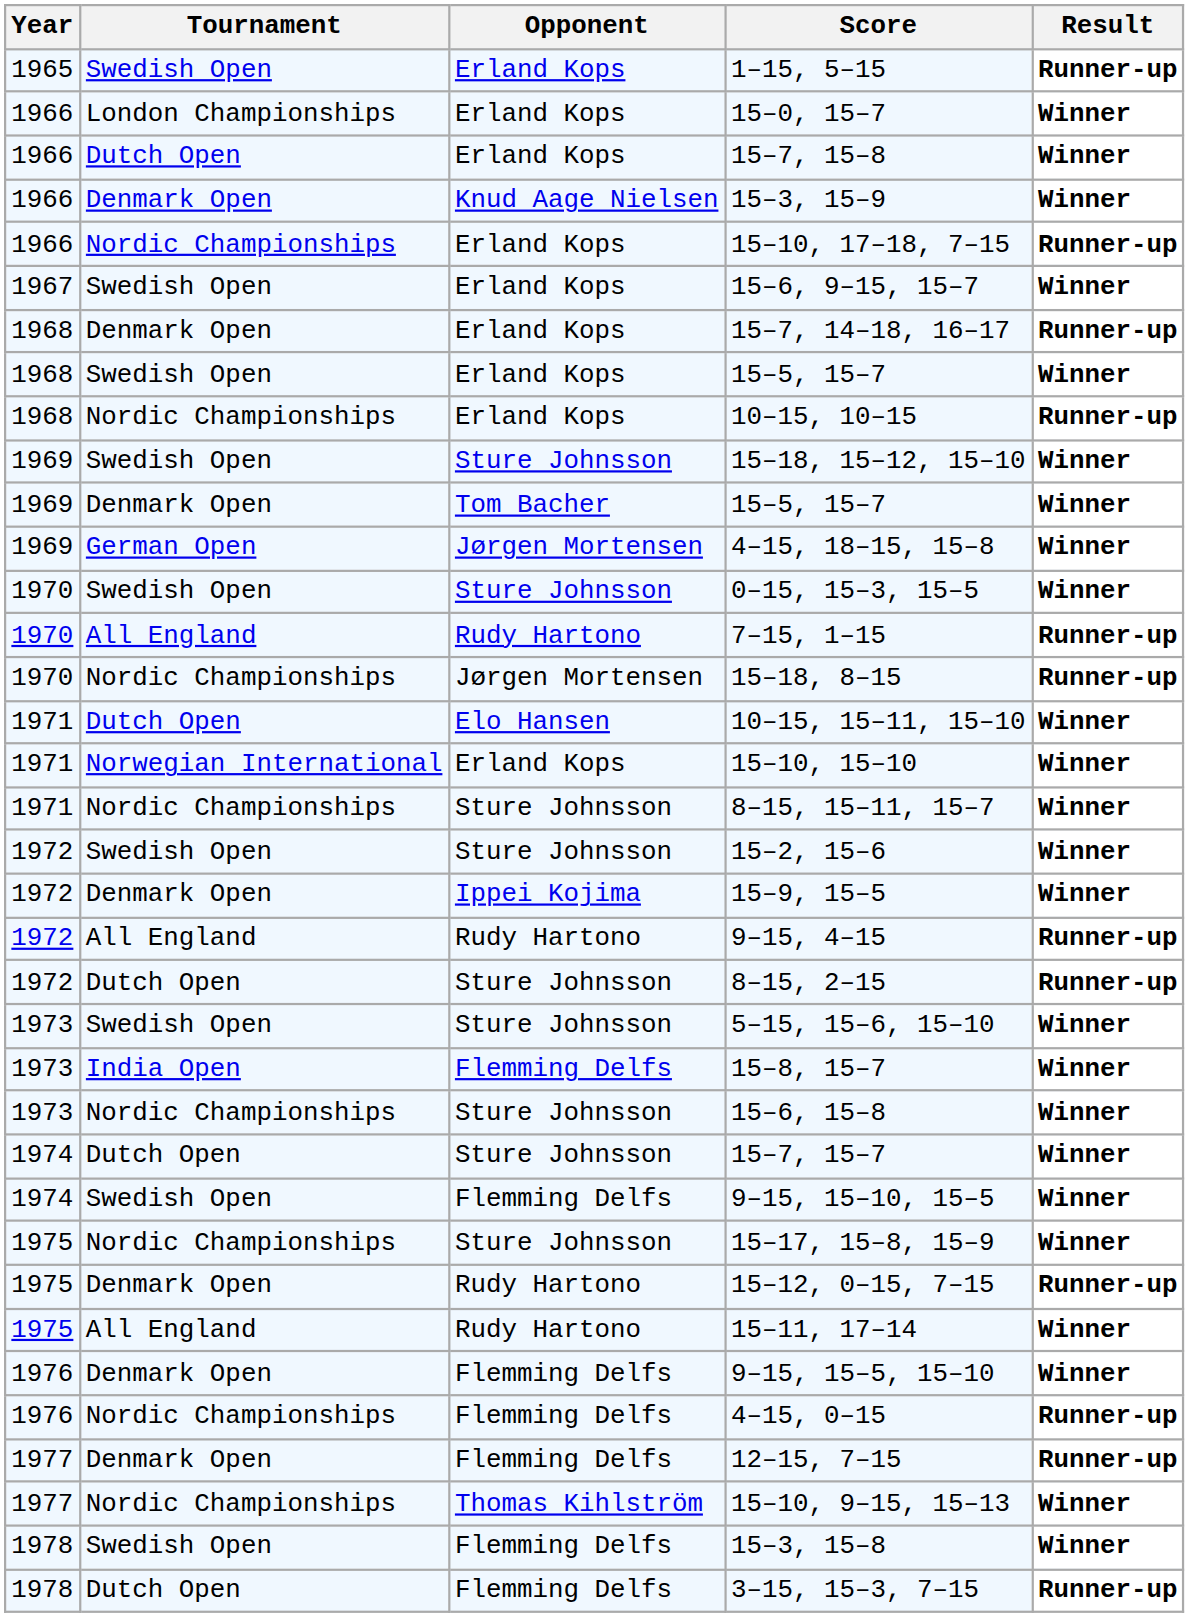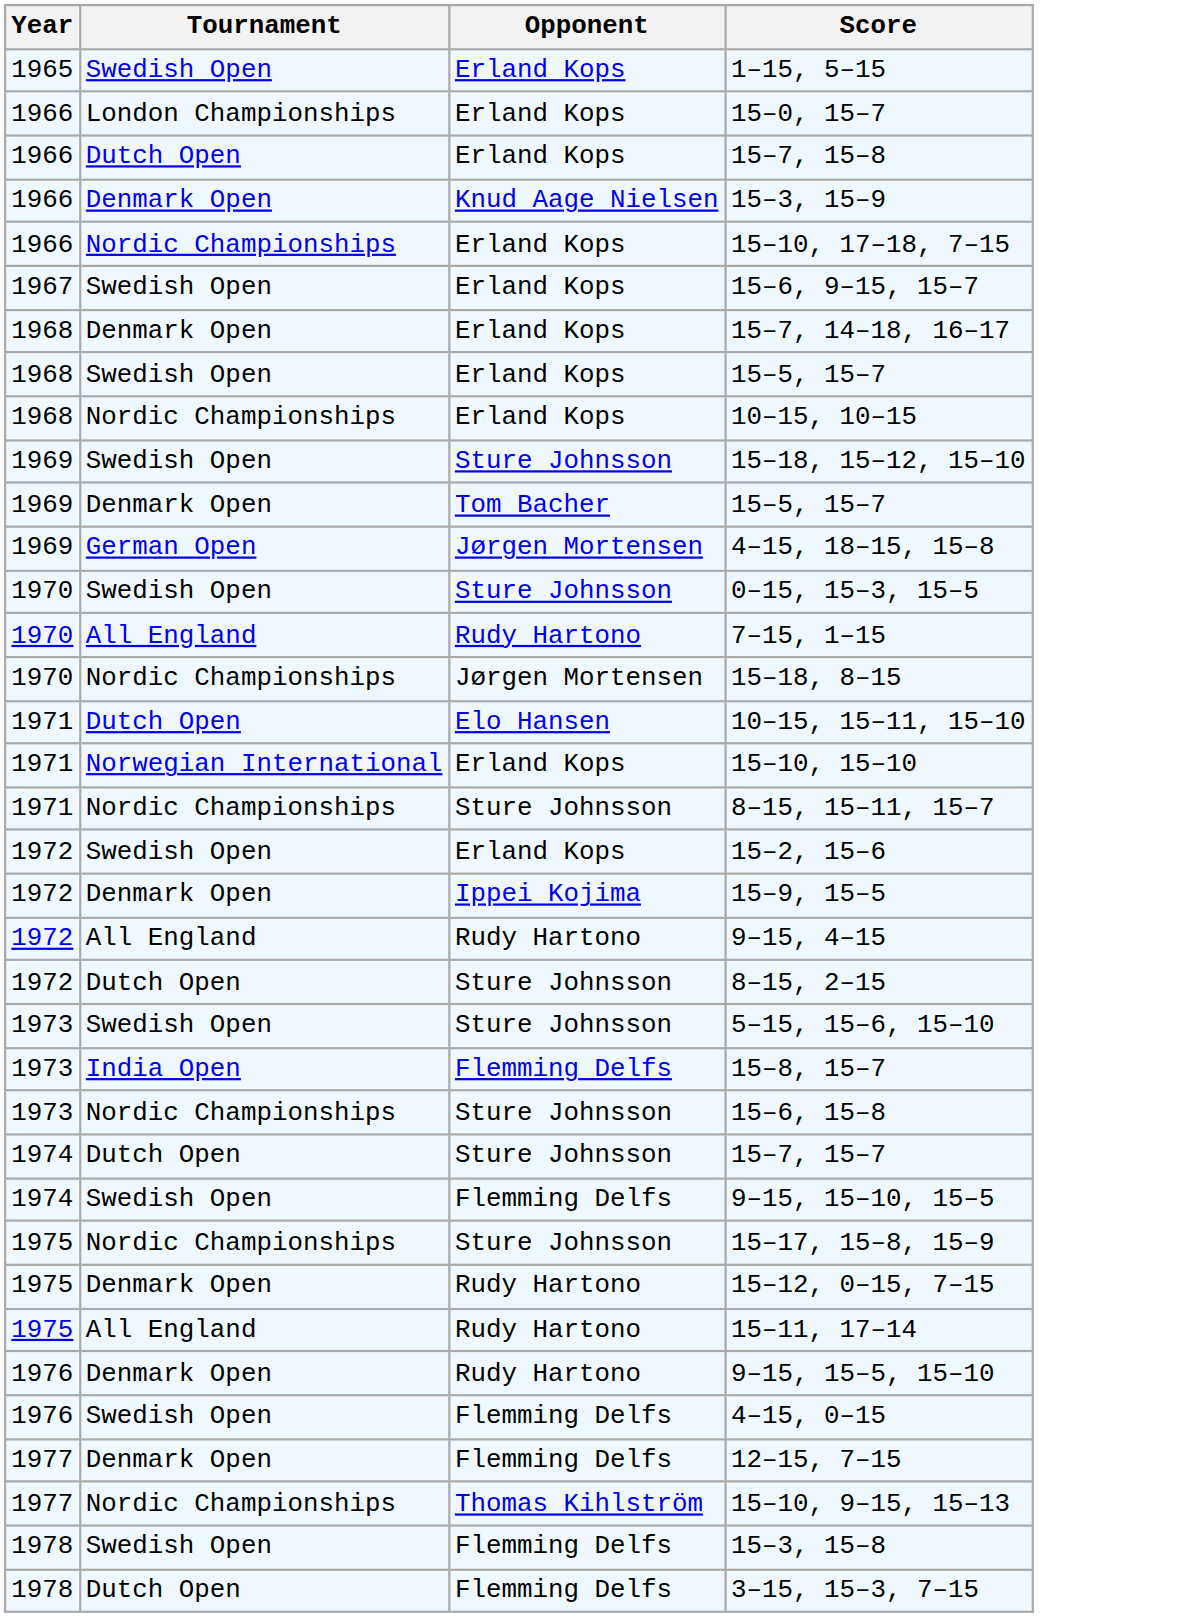- column: (1108, 27)
(563, 852) Sture Johnsson -> (540, 852) Erland Kops
(563, 1373) Flemming Delfs -> (548, 1373) Rudy Hartono
(241, 1417) Nordic Championships -> (179, 1417) Swedish Open
